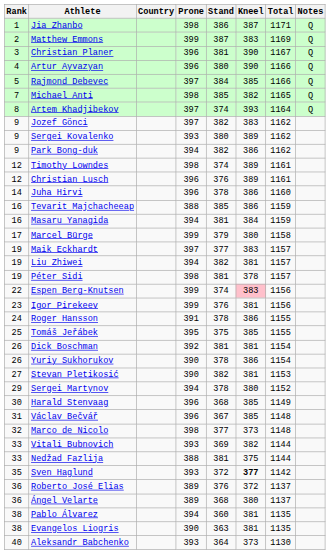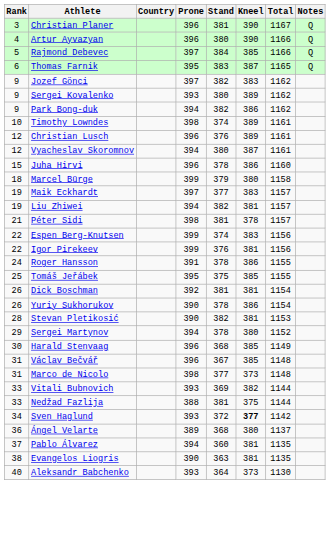- row: (57, 25)
- row: (67, 39)
+ row: (65, 67)
- row: (62, 95)
- row: (75, 109)
(17, 165) 12 -> (17, 123) 10
+ row: (83, 151)
(17, 193) 14 -> (17, 165) 15
- row: (83, 207)
- row: (70, 221)
(17, 235) 17 -> (17, 179) 18
(17, 277) 19 -> (17, 221) 21
(251, 291) pink background -> (251, 235) no background
(17, 305) 23 -> (17, 249) 22
(17, 375) 27 -> (17, 319) 28
(17, 431) 32 -> (17, 375) 31
(17, 473) 35 -> (17, 417) 34
- row: (77, 487)
(17, 515) 38 -> (17, 445) 37
